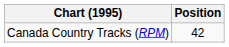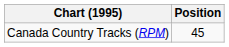(198, 32) 42 -> (198, 32) 45
